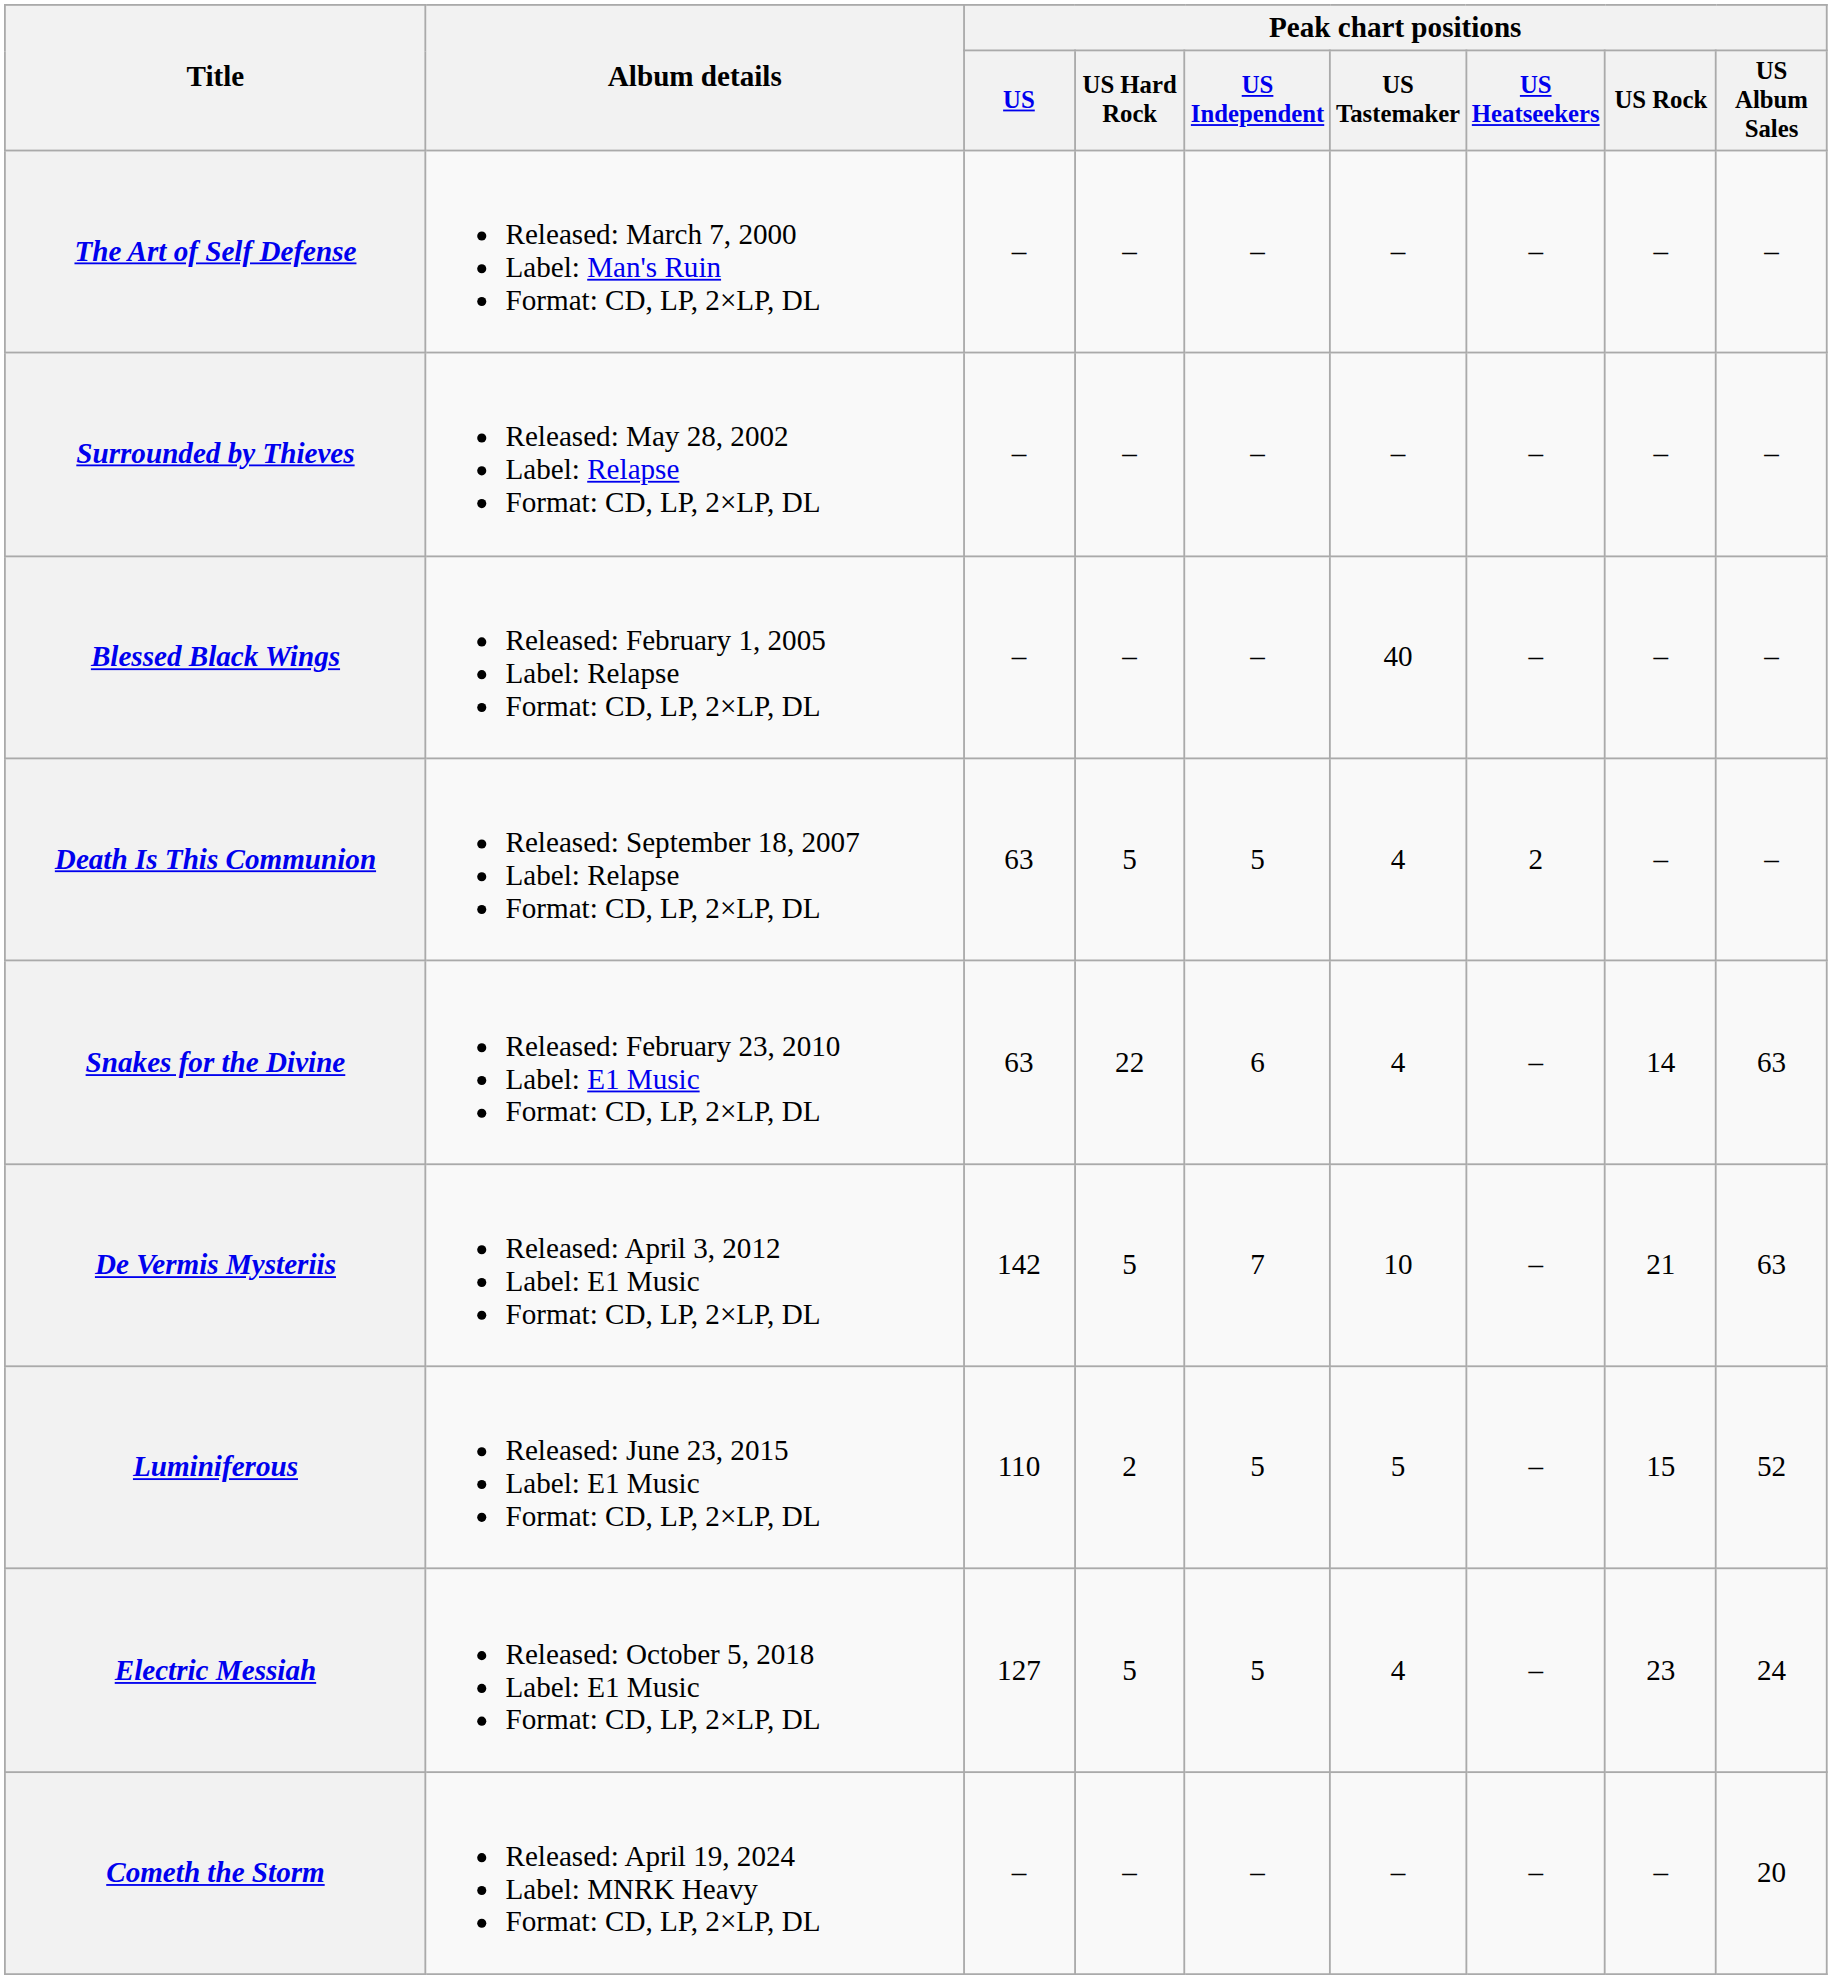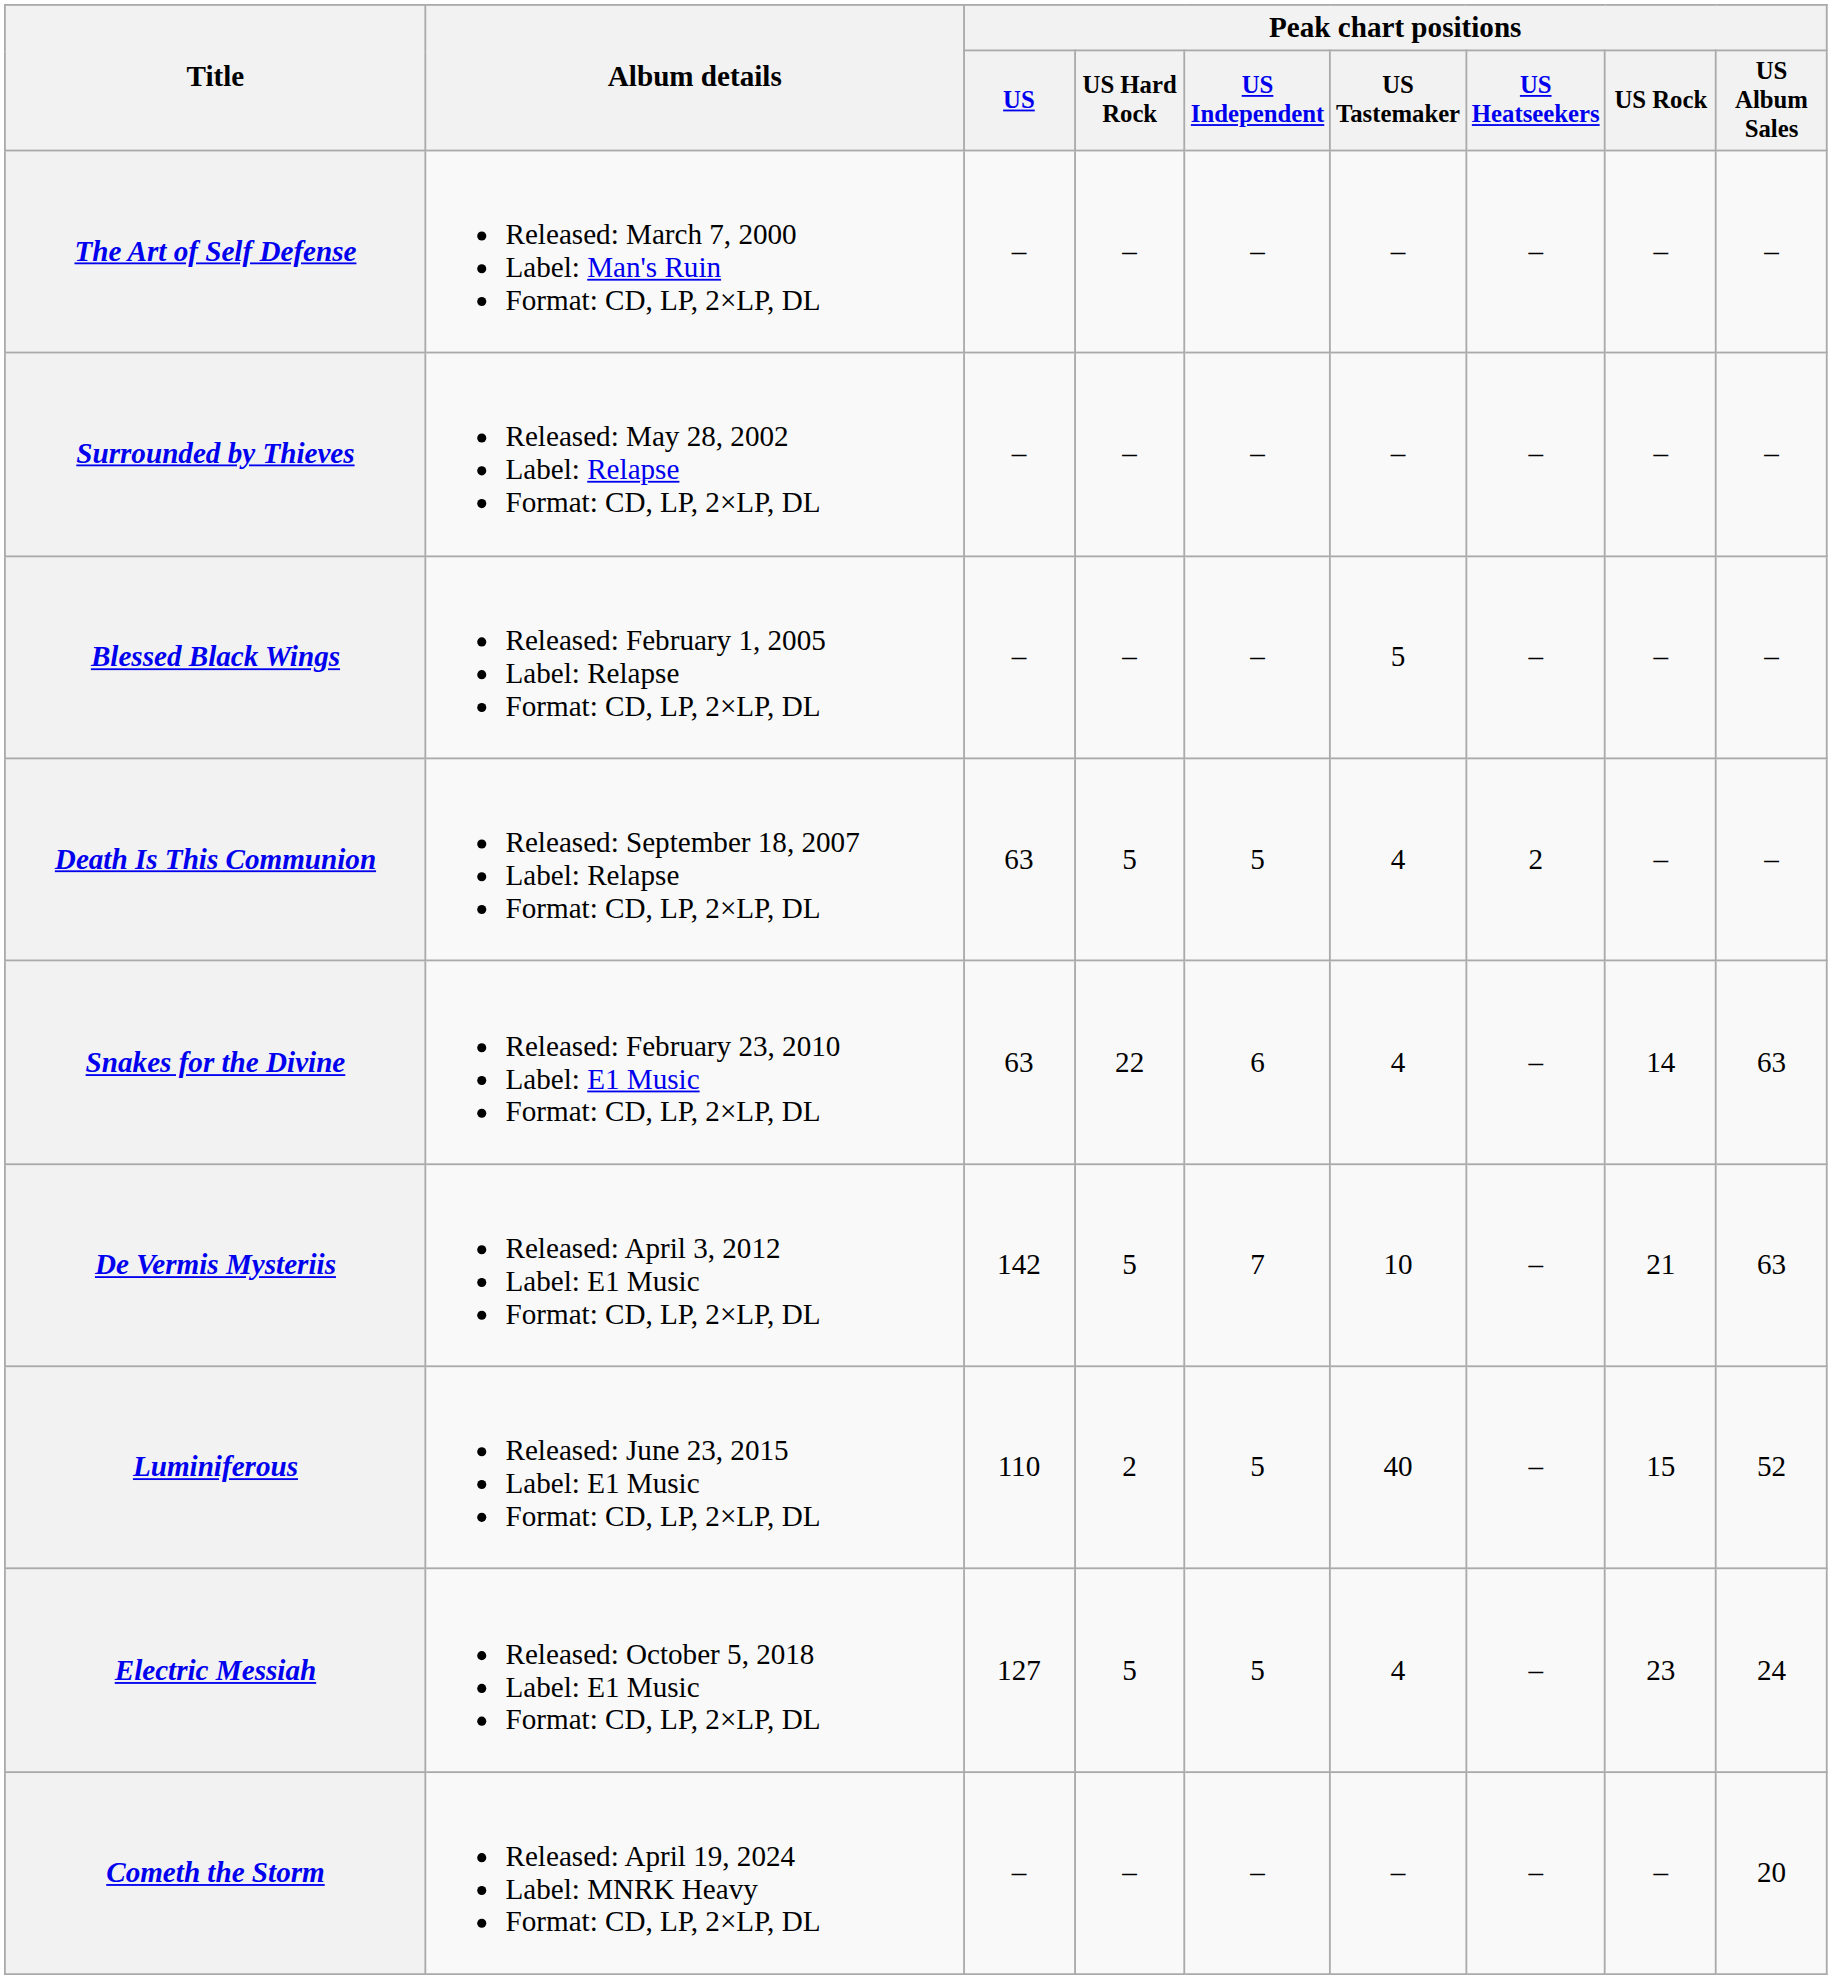(1398, 656) 40 -> (1398, 656) 5
(1398, 1467) 5 -> (1398, 1467) 40
